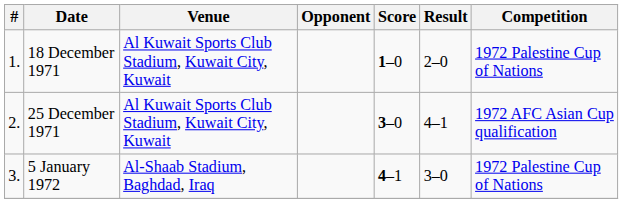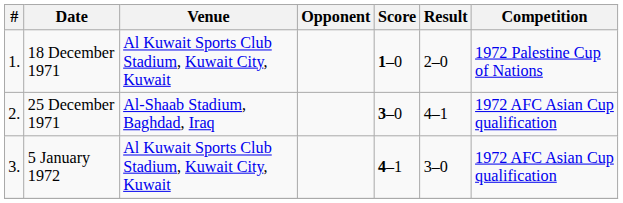(197, 123) Al Kuwait Sports Club Stadium, Kuwait City, Kuwait -> (185, 114) Al-Shaab Stadium, Baghdad, Iraq
(185, 176) Al-Shaab Stadium, Baghdad, Iraq -> (197, 166) Al Kuwait Sports Club Stadium, Kuwait City, Kuwait
(538, 176) 1972 Palestine Cup of Nations -> (544, 166) 1972 AFC Asian Cup qualification
